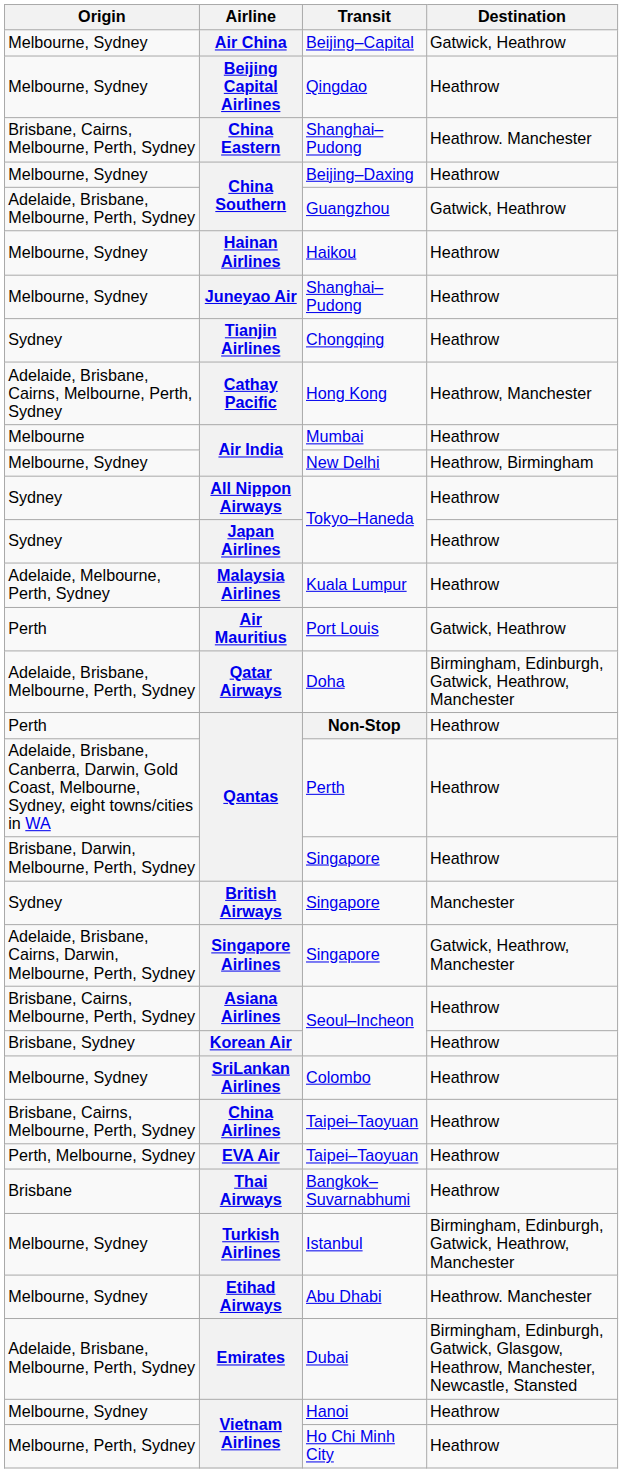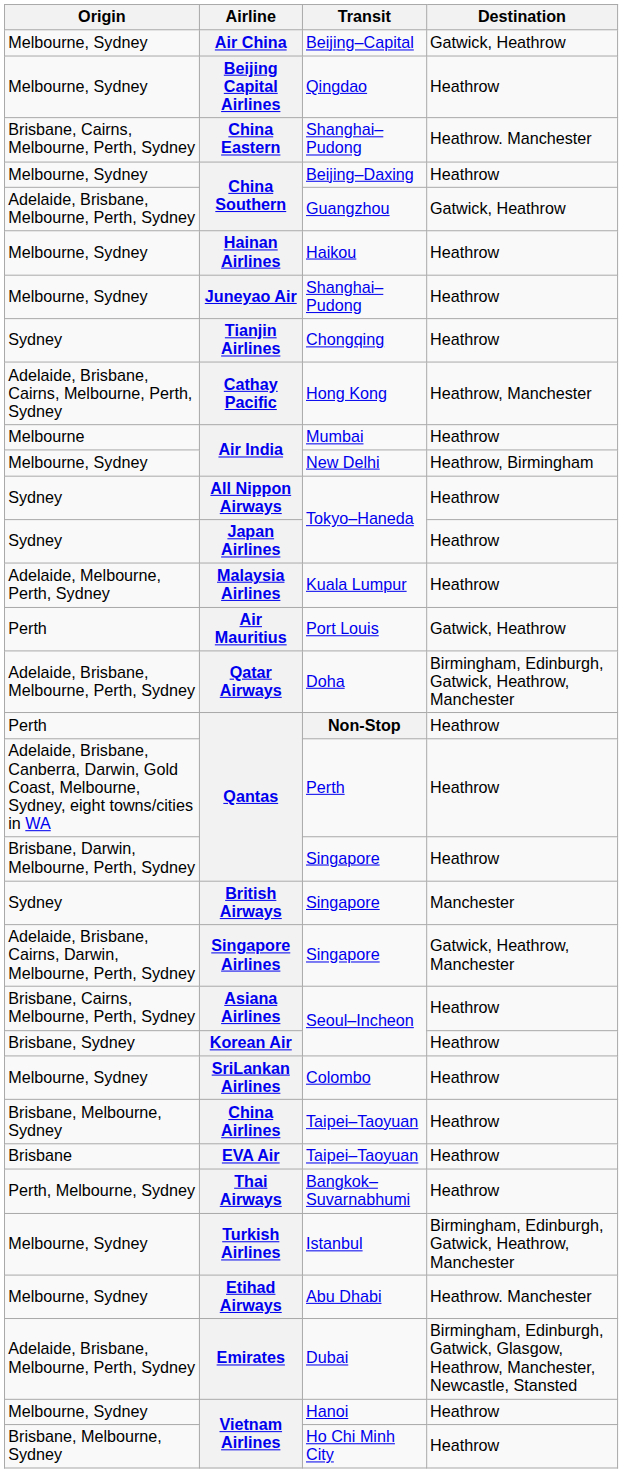(102, 1121) Brisbane, Cairns, Melbourne, Perth, Sydney -> (85, 1121) Brisbane, Melbourne, Sydney
(102, 1156) Perth, Melbourne, Sydney -> (40, 1156) Brisbane
(40, 1191) Brisbane -> (102, 1191) Perth, Melbourne, Sydney
(102, 1446) Melbourne, Perth, Sydney -> (85, 1446) Brisbane, Melbourne, Sydney
